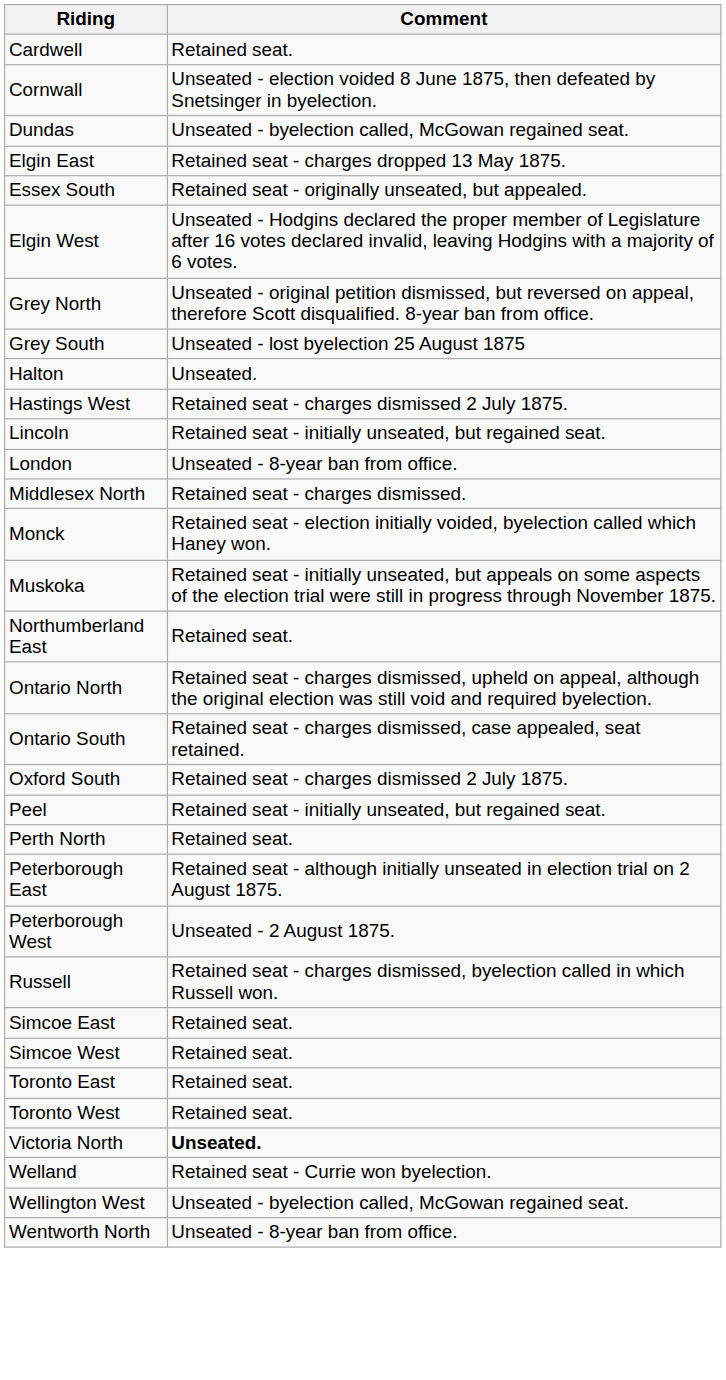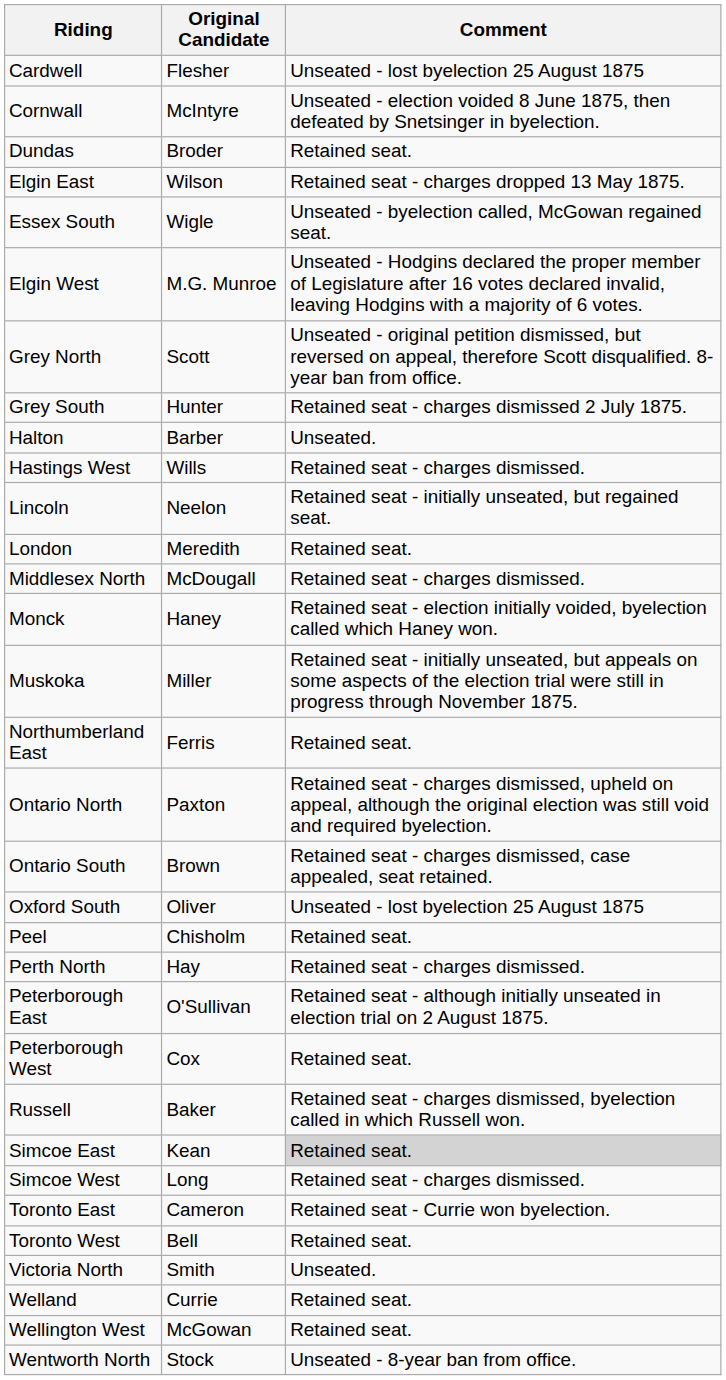+ column: (224, 30)
(232, 49) Retained seat. -> (467, 70) Unseated - lost byelection 25 August 1875
(400, 130) Unseated - byelection called, McGowan regained seat. -> (351, 151) Retained seat.
(379, 190) Retained seat - originally unseated, but appealed. -> (496, 222) Unseated - byelection called, McGowan regained seat.
(348, 343) Unseated - lost byelection 25 August 1875 -> (489, 407) Retained seat - charges dismissed 2 July 1875.
(370, 403) Retained seat - charges dismissed 2 July 1875. -> (438, 467) Retained seat - charges dismissed.
(314, 463) Unseated - 8-year ban from office. -> (351, 548) Retained seat.
(370, 779) Retained seat - charges dismissed 2 July 1875. -> (467, 906) Unseated - lost byelection 25 August 1875
(389, 809) Retained seat - initially unseated, but regained seat. -> (351, 936) Retained seat.
(232, 839) Retained seat. -> (438, 966) Retained seat - charges dismissed.
(283, 931) Unseated - 2 August 1875. -> (351, 1058) Retained seat.
(232, 1022) no background -> (351, 1150) lightgrey background
(232, 1052) Retained seat. -> (438, 1180) Retained seat - charges dismissed.
(232, 1082) Retained seat. -> (450, 1210) Retained seat - Currie won byelection.
(216, 1142) bold -> (333, 1270) normal
(331, 1172) Retained seat - Currie won byelection. -> (351, 1300) Retained seat.
(400, 1202) Unseated - byelection called, McGowan regained seat. -> (351, 1330) Retained seat.
